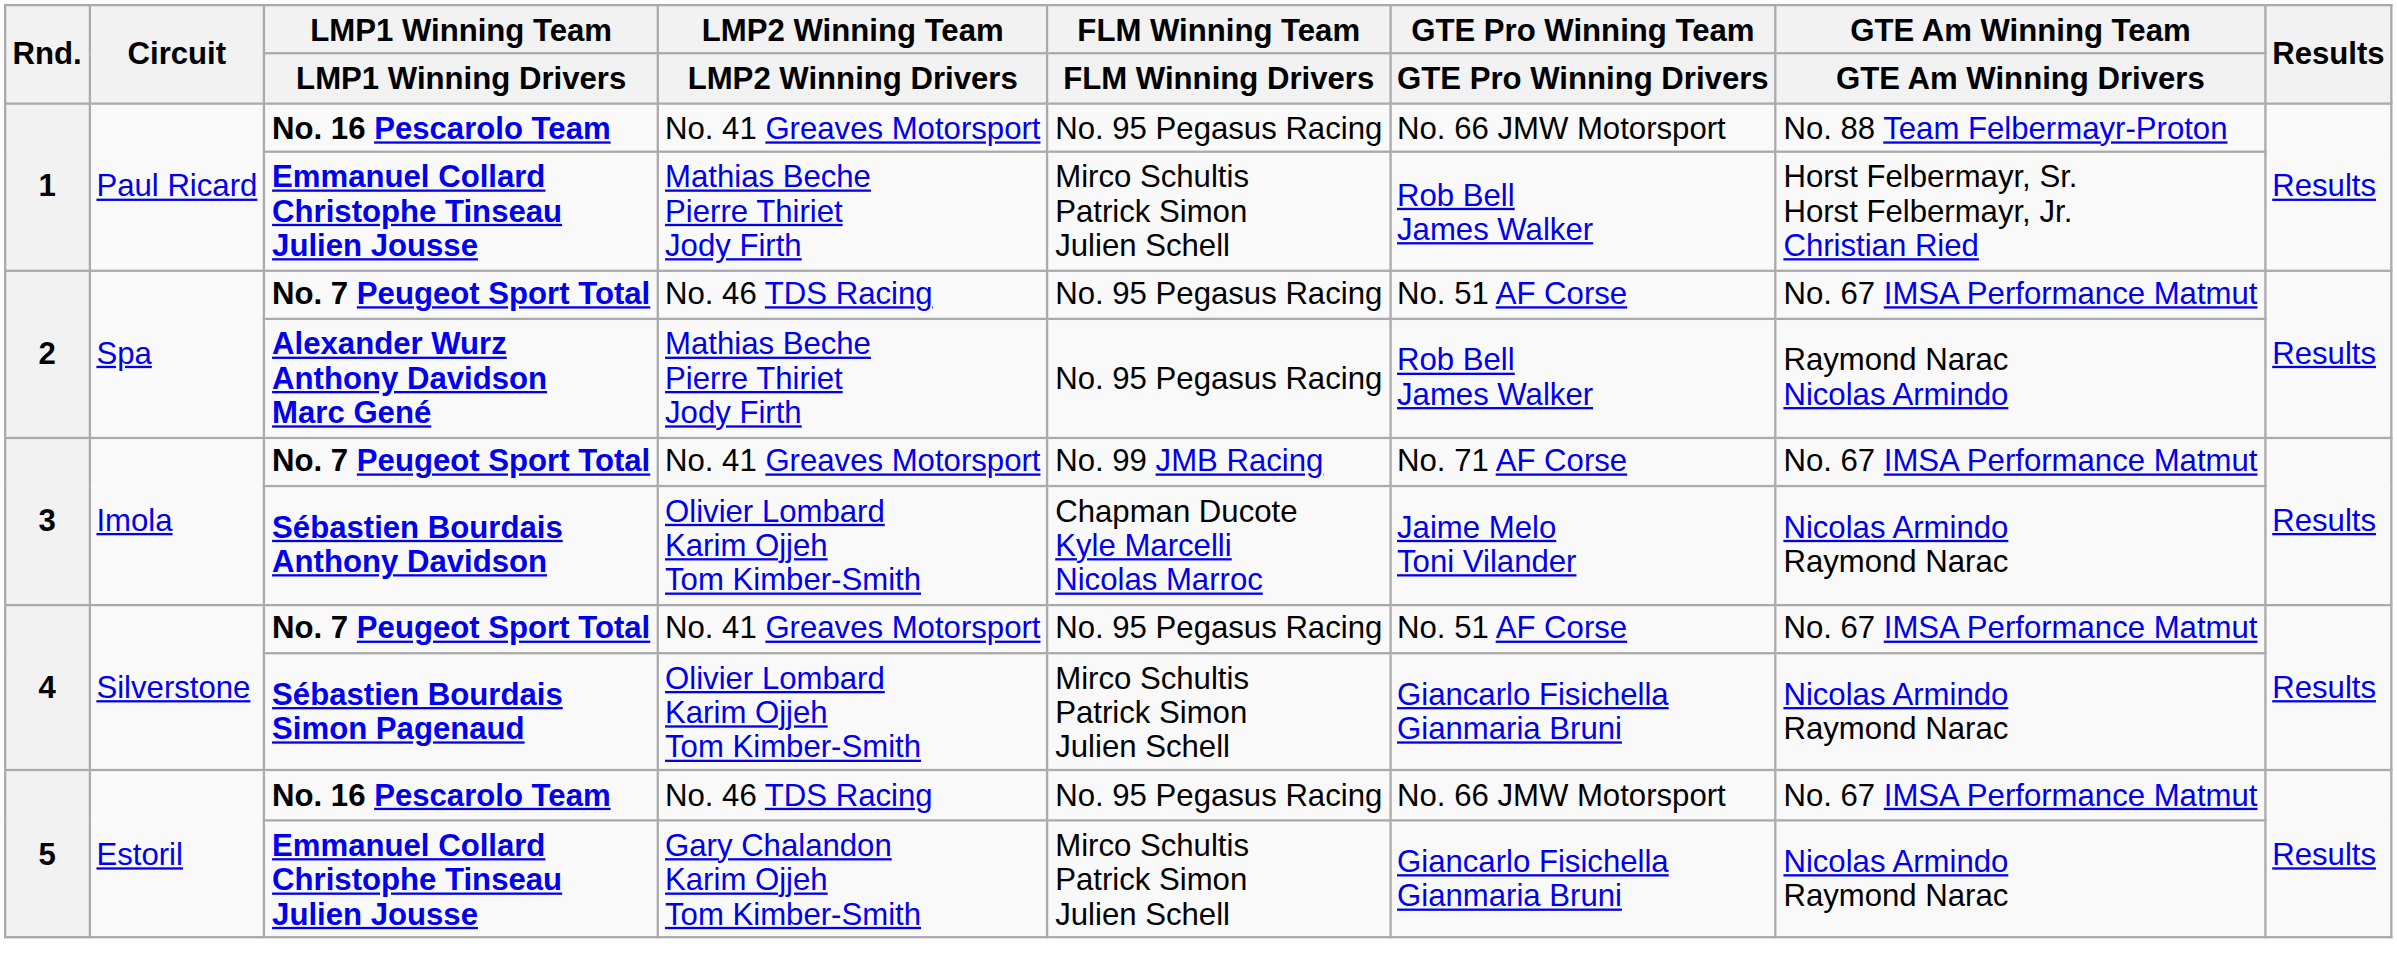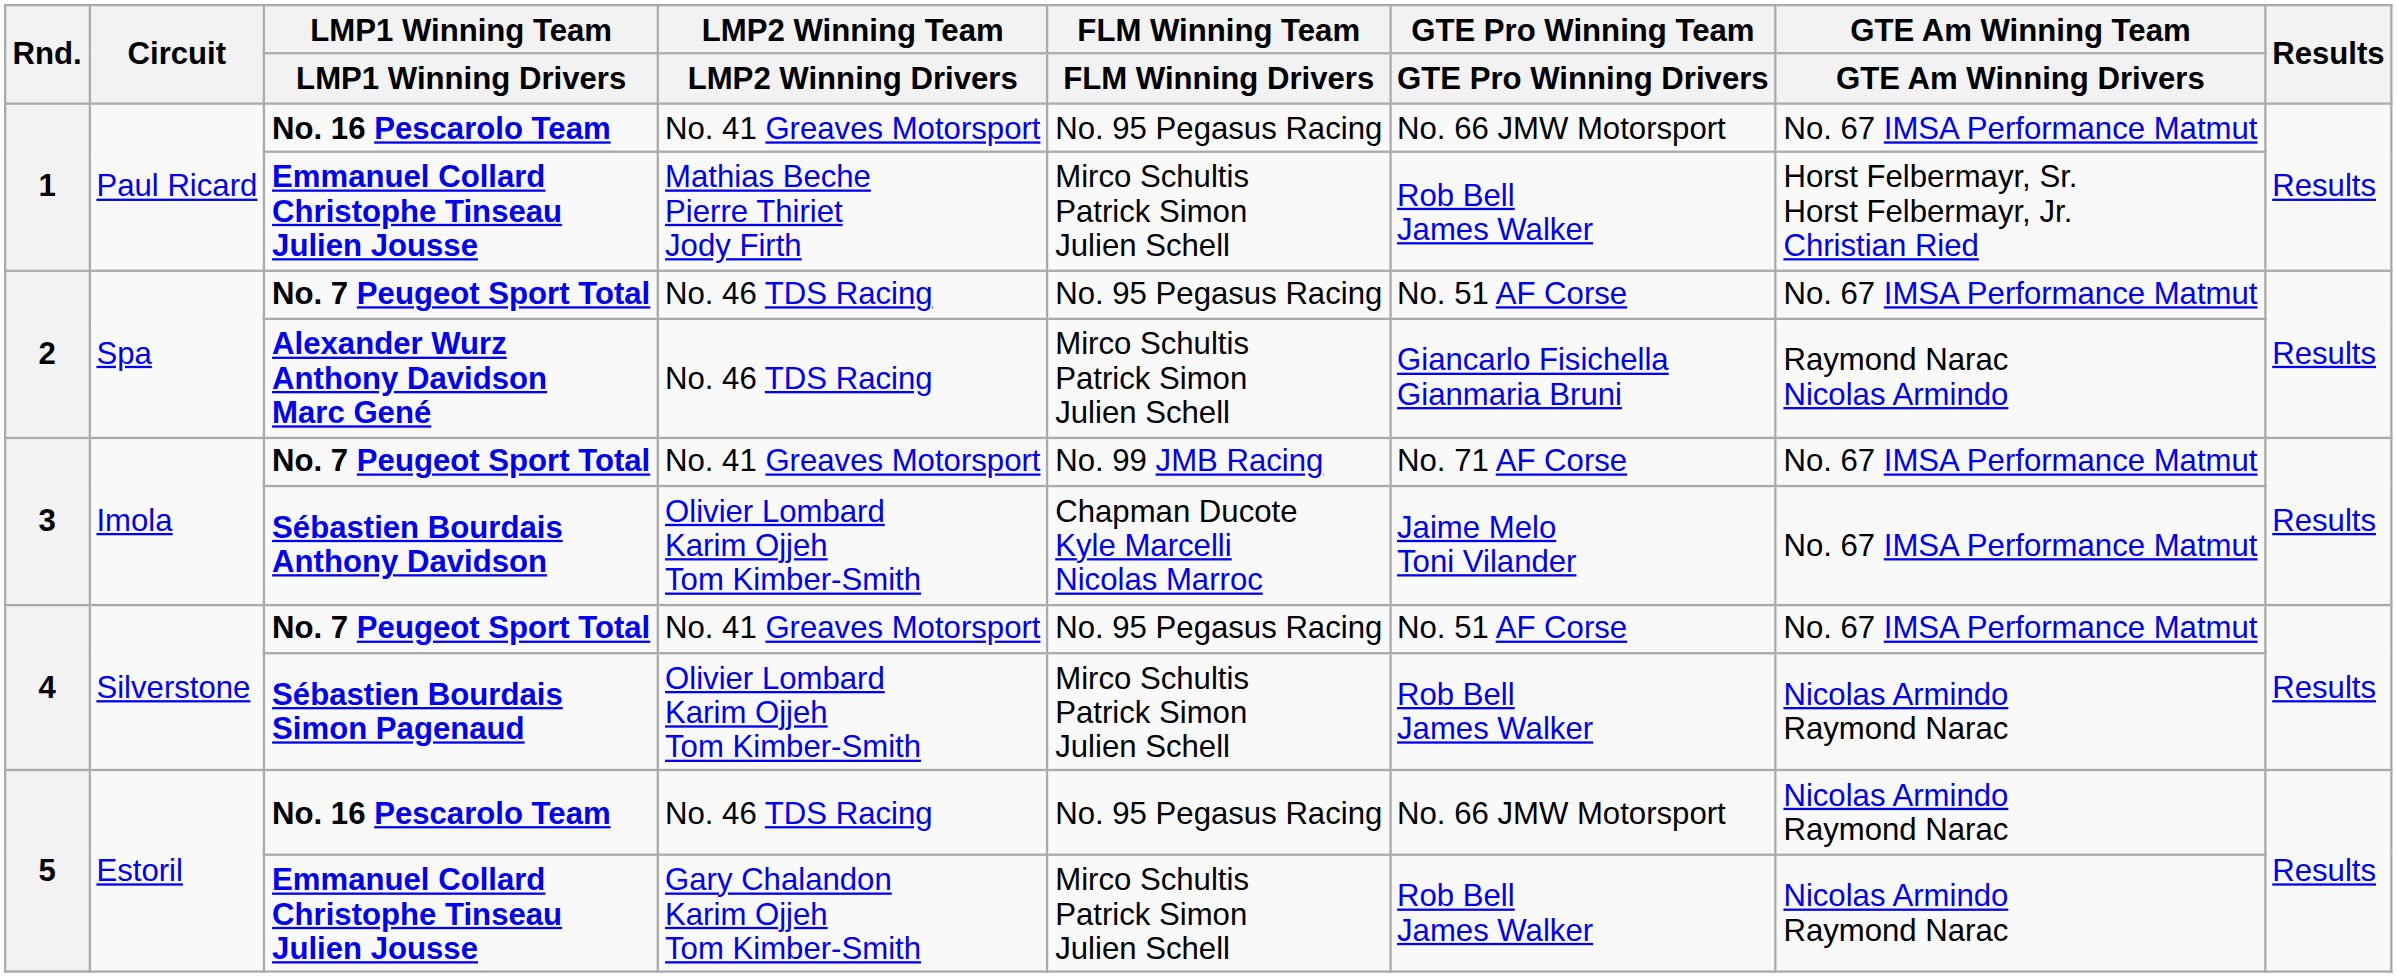(2005, 127) No. 88 Team Felbermayr-Proton -> (2020, 127) No. 67 IMSA Performance Matmut
(768, 378) Mathias Beche Pierre Thiriet Jody Firth -> (799, 378) No. 46 TDS Racing
(1219, 378) No. 95 Pegasus Racing -> (1152, 378) Mirco Schultis Patrick Simon Julien Schell
(1495, 378) Rob Bell James Walker -> (1533, 378) Giancarlo Fisichella Gianmaria Bruni
(1896, 545) Nicolas Armindo Raymond Narac -> (2020, 545) No. 67 IMSA Performance Matmut
(1533, 712) Giancarlo Fisichella Gianmaria Bruni -> (1495, 712) Rob Bell James Walker
(2020, 795) No. 67 IMSA Performance Matmut -> (1896, 812) Nicolas Armindo Raymond Narac
(1533, 878) Giancarlo Fisichella Gianmaria Bruni -> (1495, 913) Rob Bell James Walker
